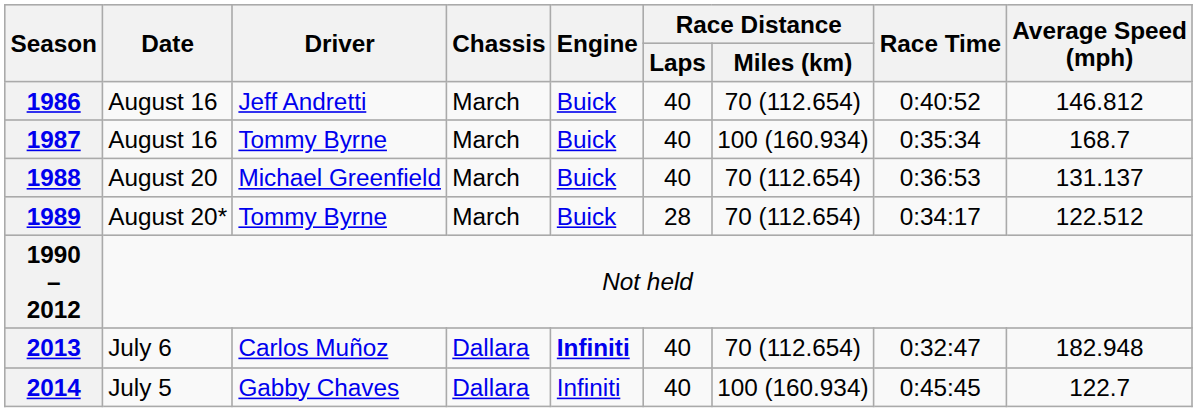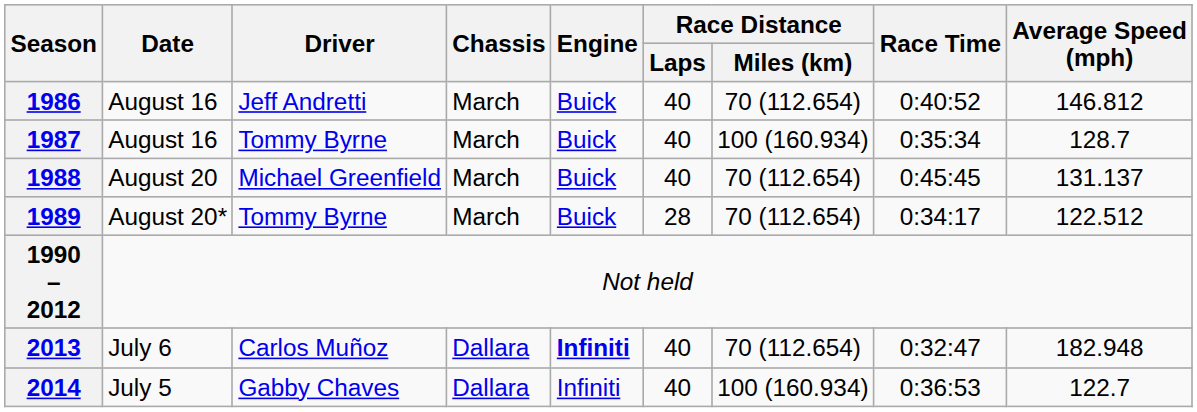(1100, 140) 168.7 -> (1100, 140) 128.7
(940, 178) 0:36:53 -> (940, 178) 0:45:45
(940, 387) 0:45:45 -> (940, 387) 0:36:53
